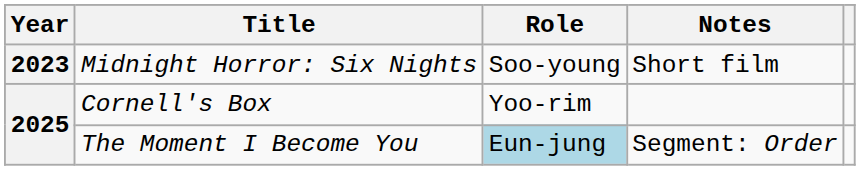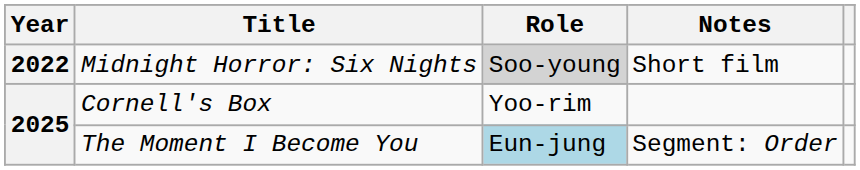(40, 65) 2023 -> (40, 65) 2022
(555, 65) no background -> (555, 65) lightgrey background
